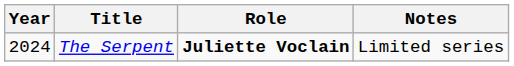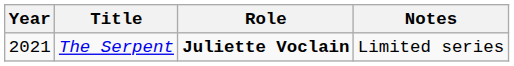(30, 47) 2024 -> (30, 47) 2021
